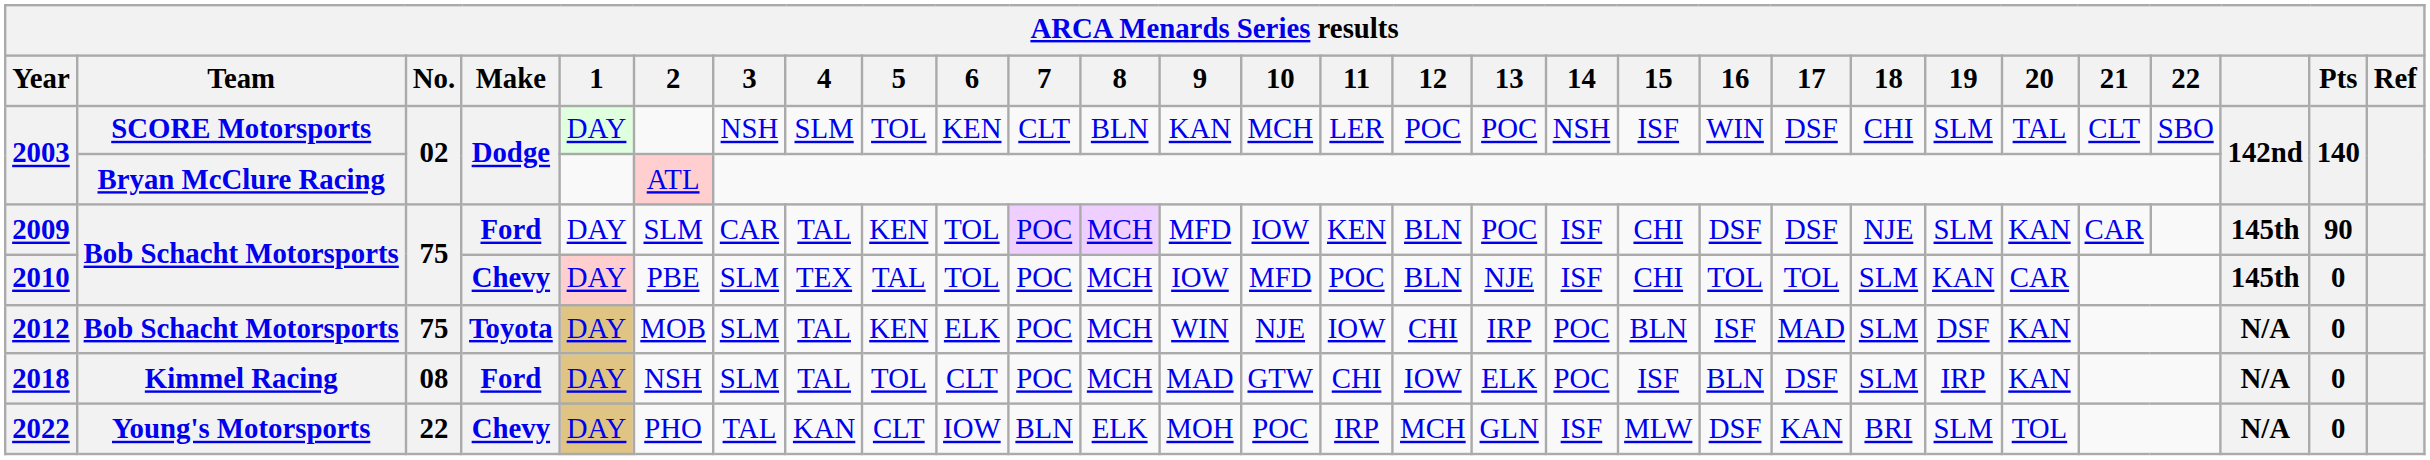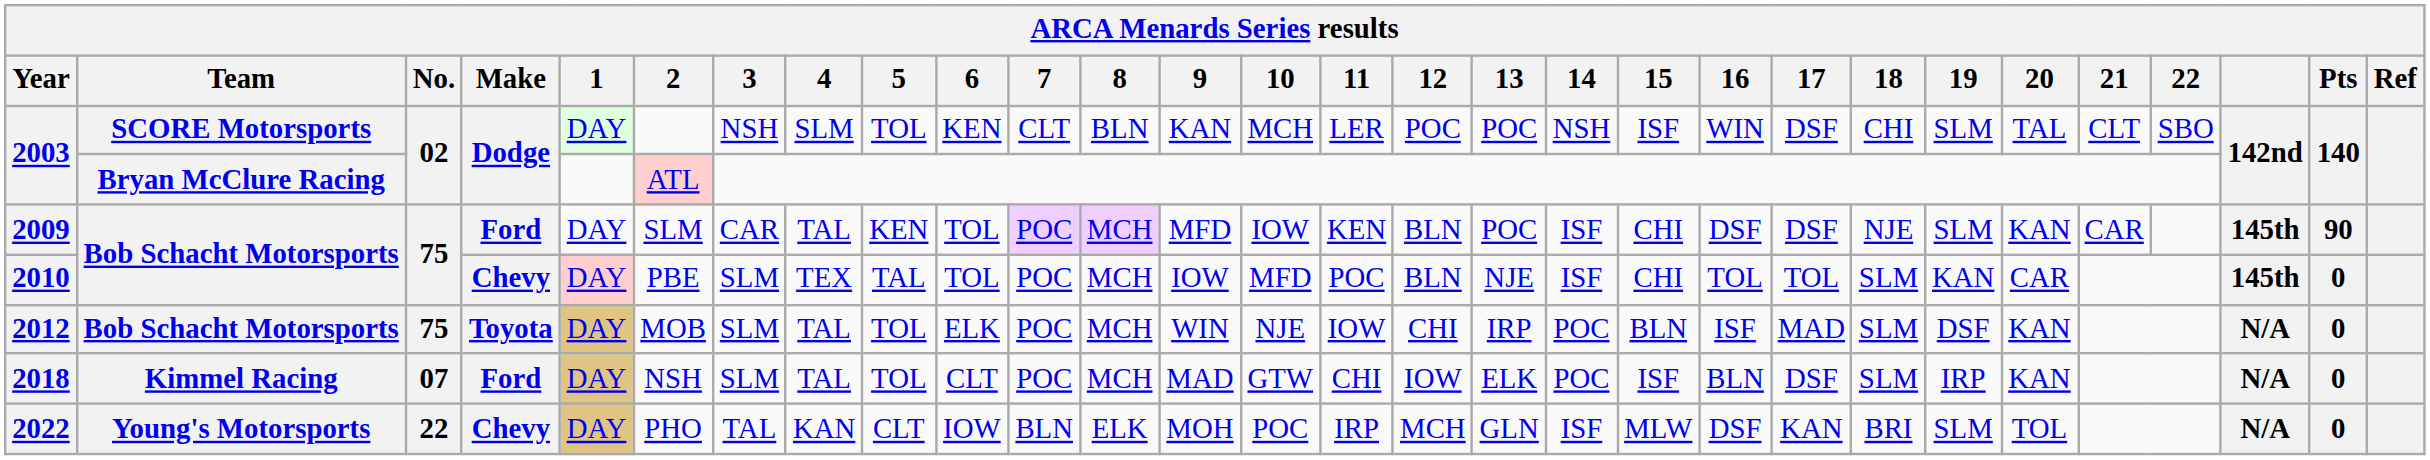(899, 328) KEN -> (899, 328) TOL
(434, 378) 08 -> (434, 378) 07
